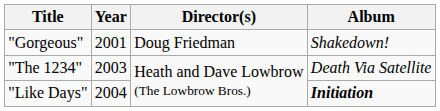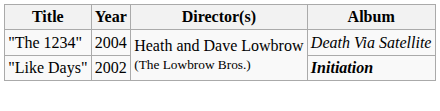- row: (46, 42)
(111, 67) 2003 -> (111, 42) 2004
(111, 93) 2004 -> (111, 67) 2002
